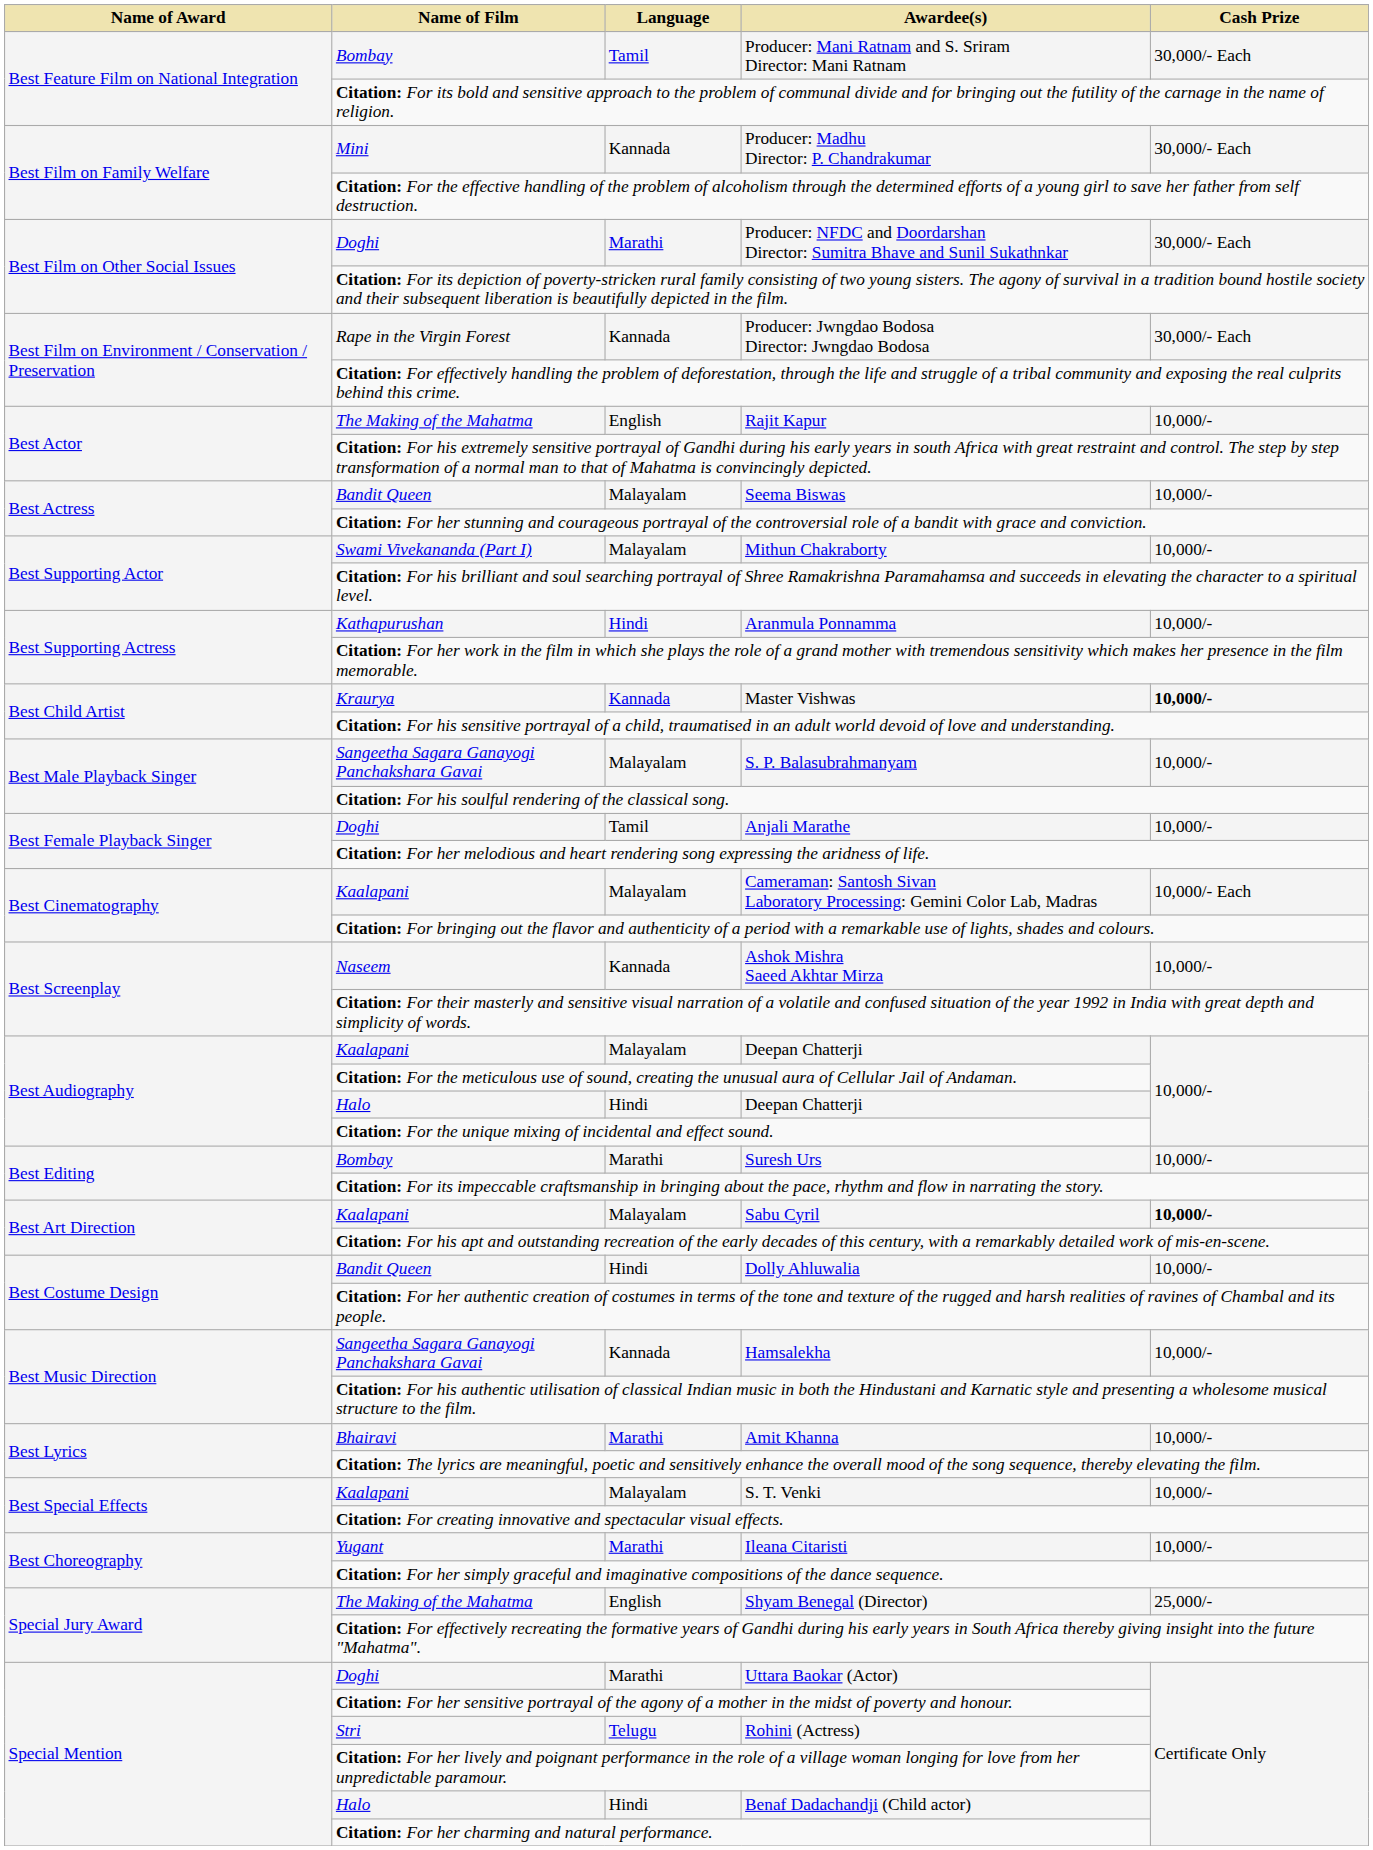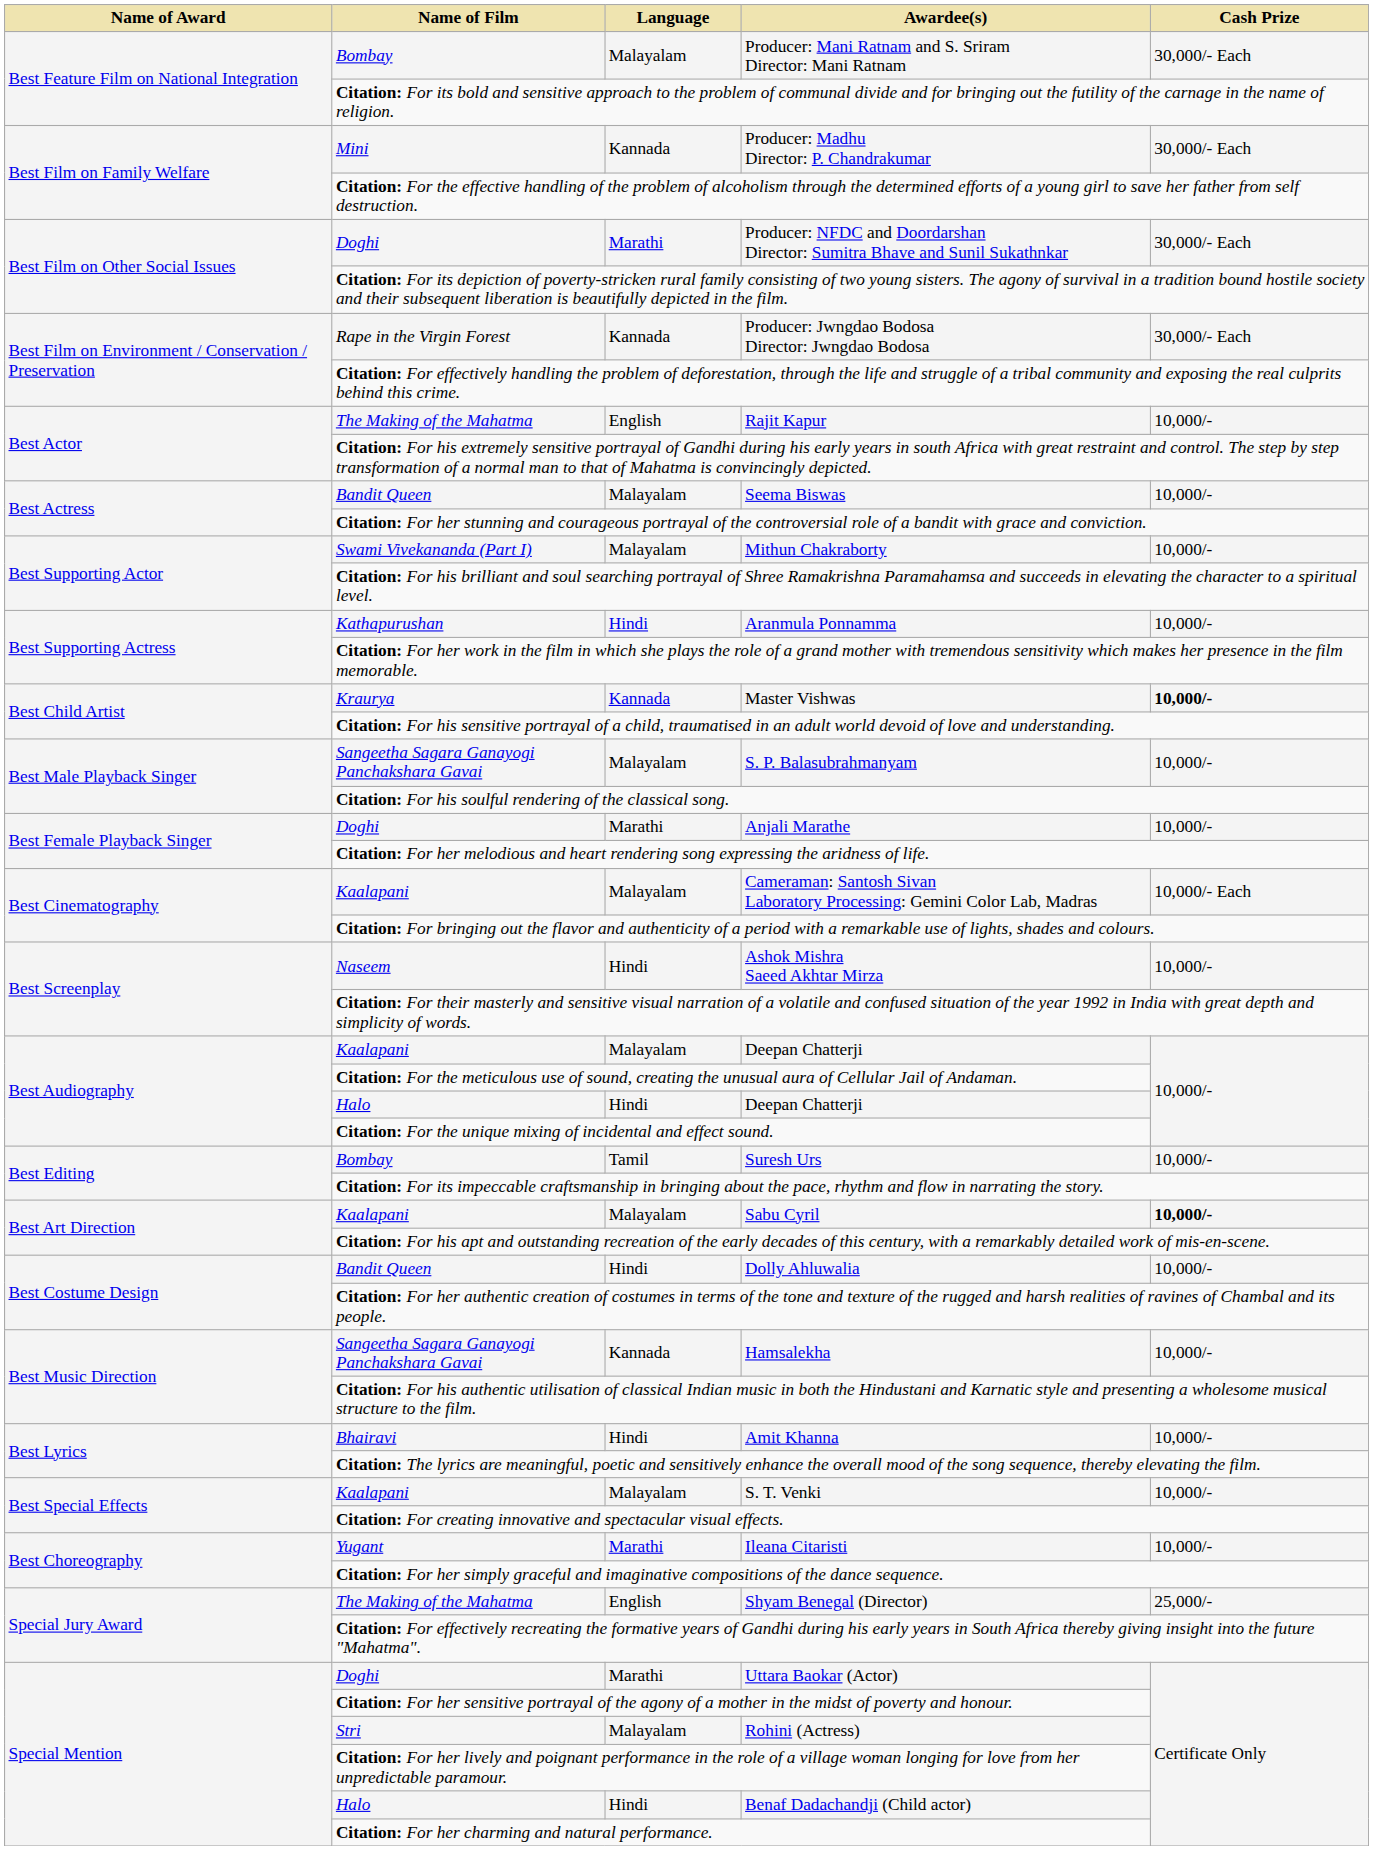(629, 55) Tamil -> (648, 55) Malayalam
(629, 826) Tamil -> (636, 826) Marathi
(639, 965) Kannada -> (628, 965) Hindi
(636, 1159) Marathi -> (629, 1159) Tamil
(636, 1436) Marathi -> (628, 1436) Hindi
(633, 1730) Telugu -> (648, 1730) Malayalam
